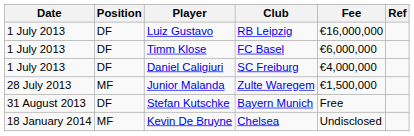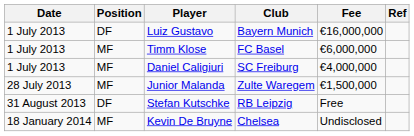(265, 31) RB Leipzig -> (275, 31) Bayern Munich
(104, 49) DF -> (105, 49) MF
(104, 67) DF -> (105, 67) MF
(275, 103) Bayern Munich -> (265, 103) RB Leipzig
